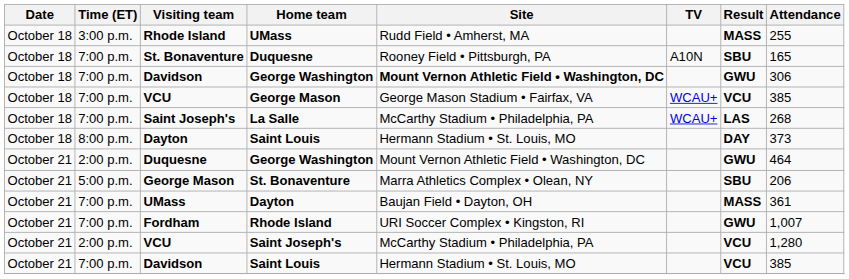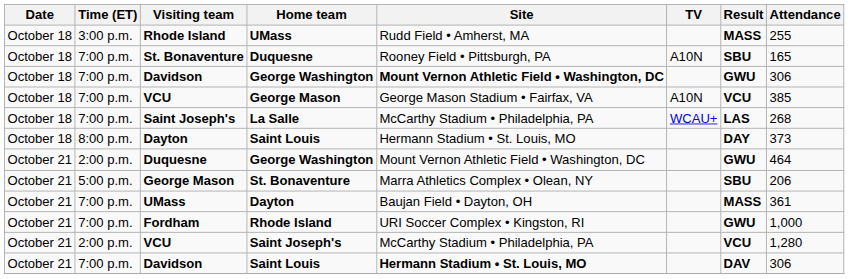(694, 98) WCAU+ -> (686, 98) A10N
(786, 222) 1,007 -> (786, 222) 1,000
(478, 263) normal -> (483, 263) bold
(737, 263) VCU -> (737, 263) DAV
(780, 263) 385 -> (780, 263) 306
